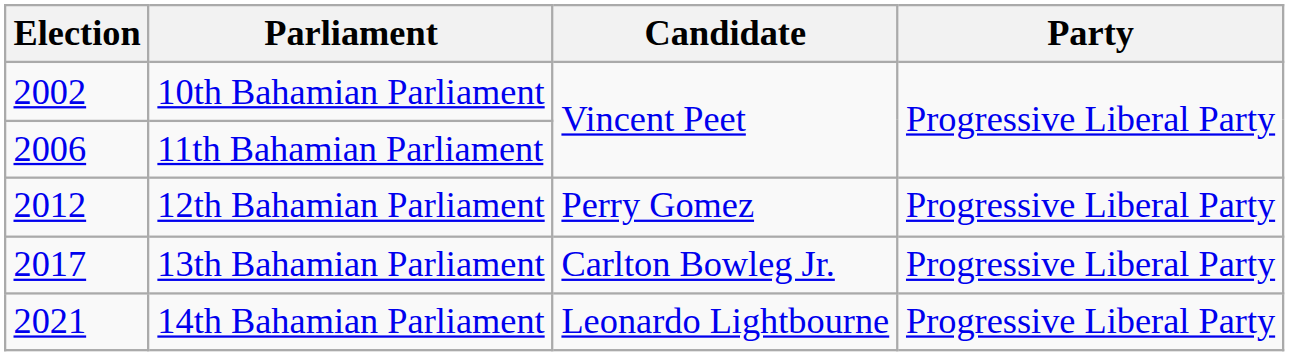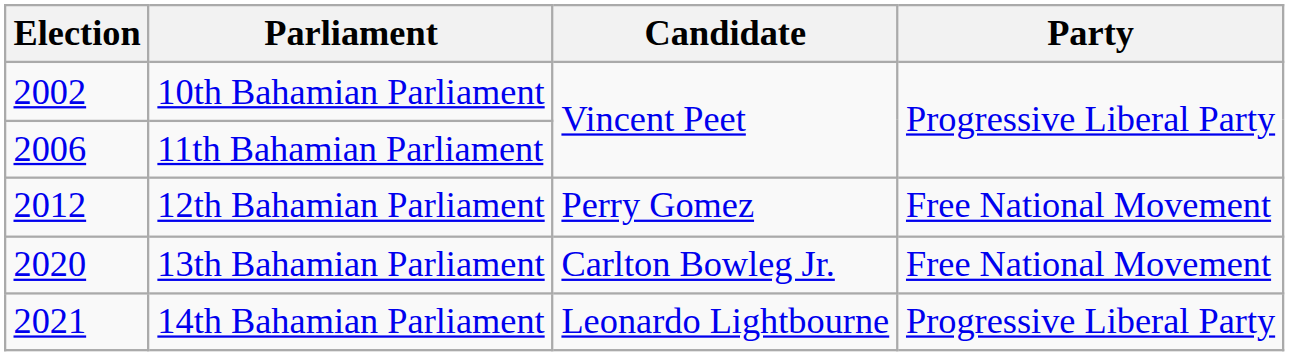(1091, 206) Progressive Liberal Party -> (1089, 206) Free National Movement
(50, 263) 2017 -> (50, 263) 2020
(1091, 263) Progressive Liberal Party -> (1089, 263) Free National Movement
